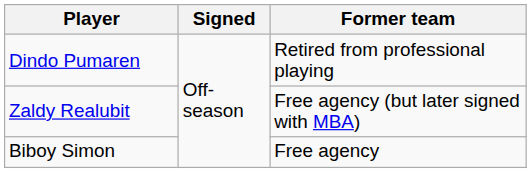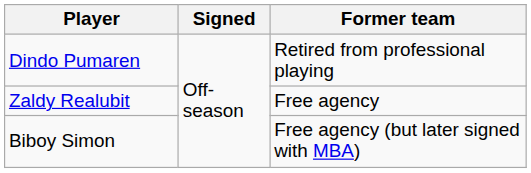(397, 111) Free agency (but later signed with MBA) -> (327, 100) Free agency
(327, 151) Free agency -> (397, 141) Free agency (but later signed with MBA)
